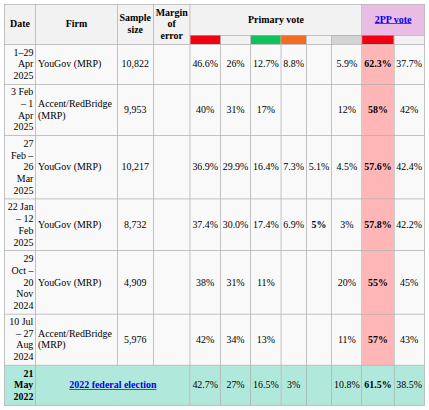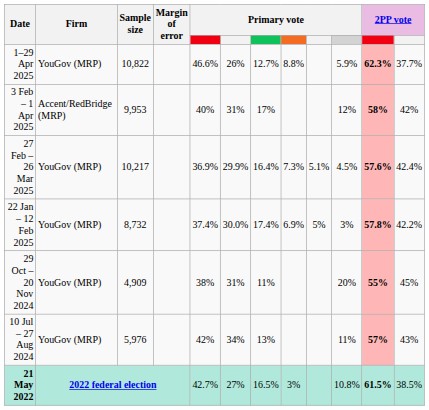(319, 225) bold -> (319, 225) normal
(75, 340) Accent/RedBridge (MRP) -> (70, 340) YouGov (MRP)
